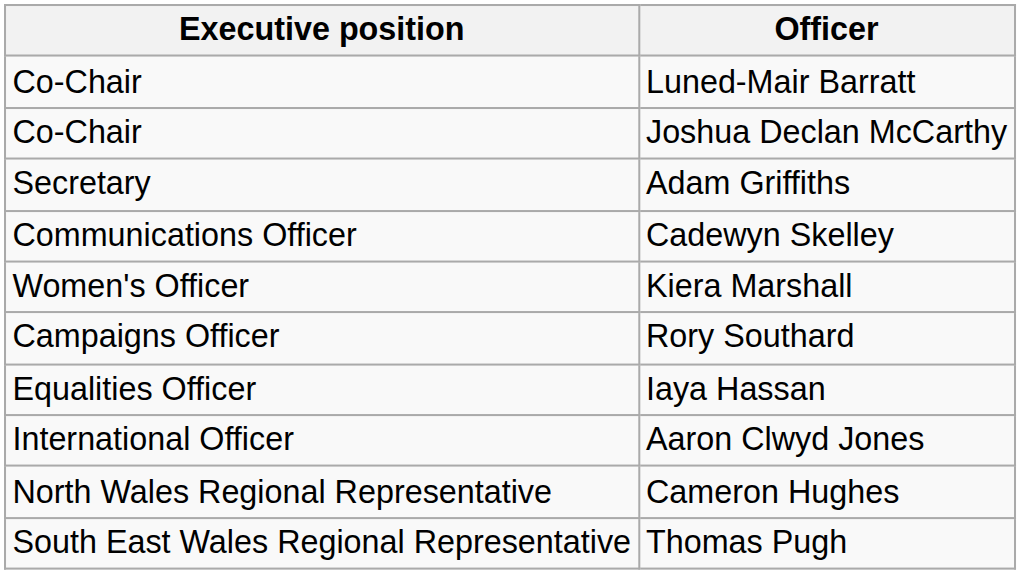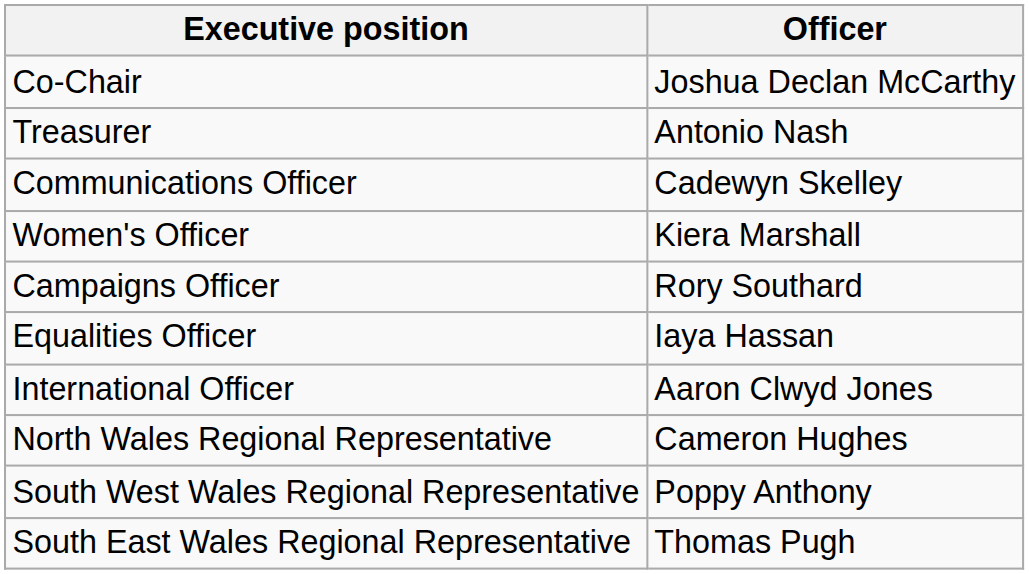- row: (781, 81)
- row: (748, 183)
+ row: (751, 132)
+ row: (763, 491)
